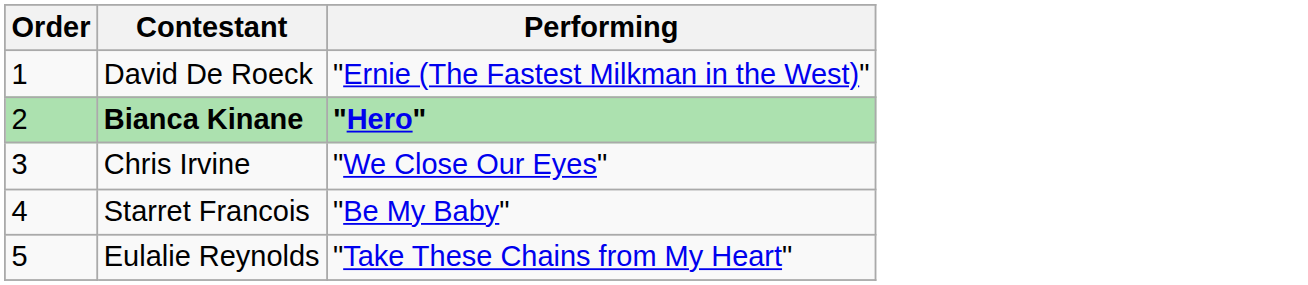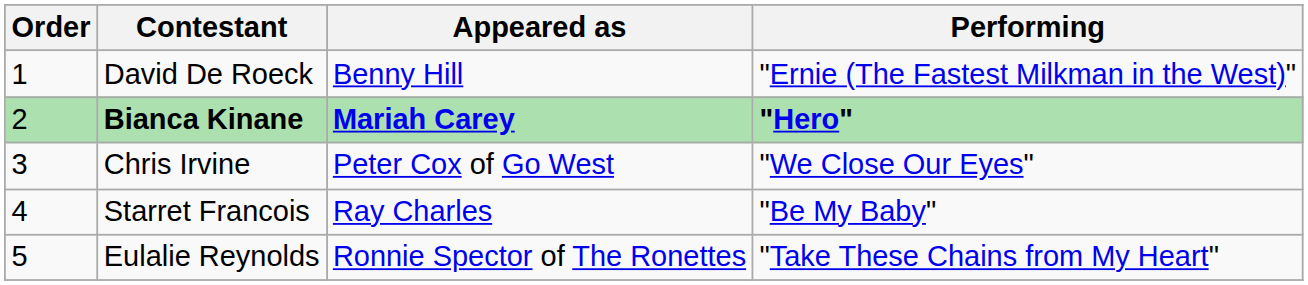+ column: (539, 27)
